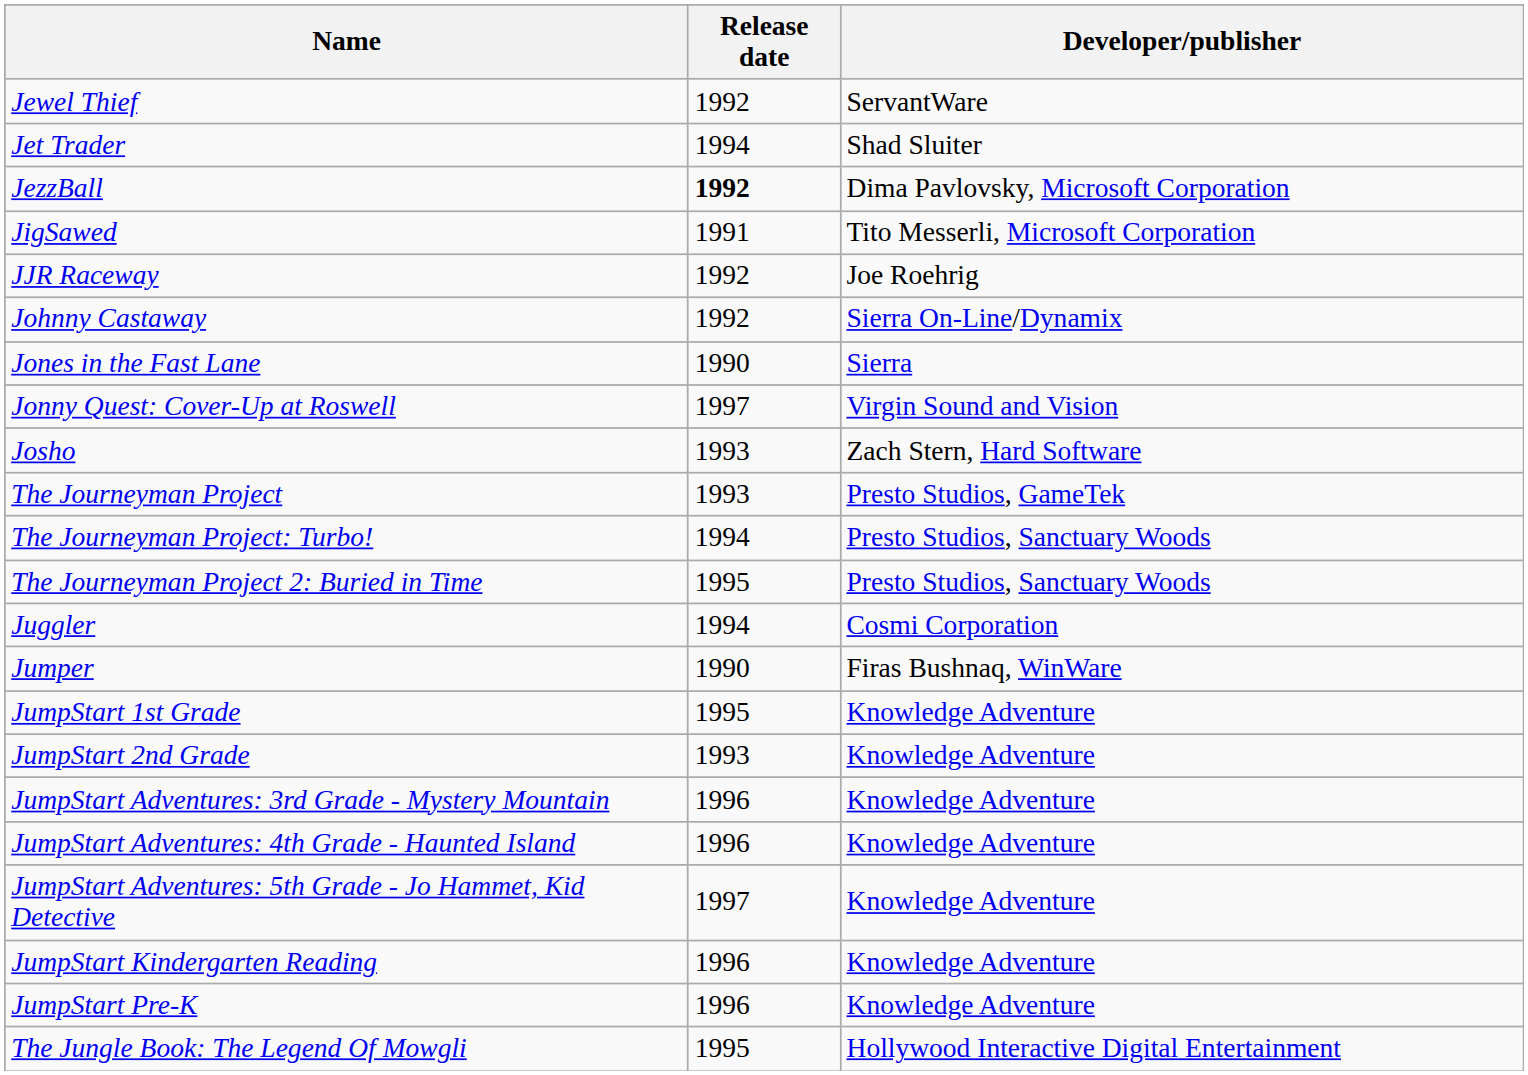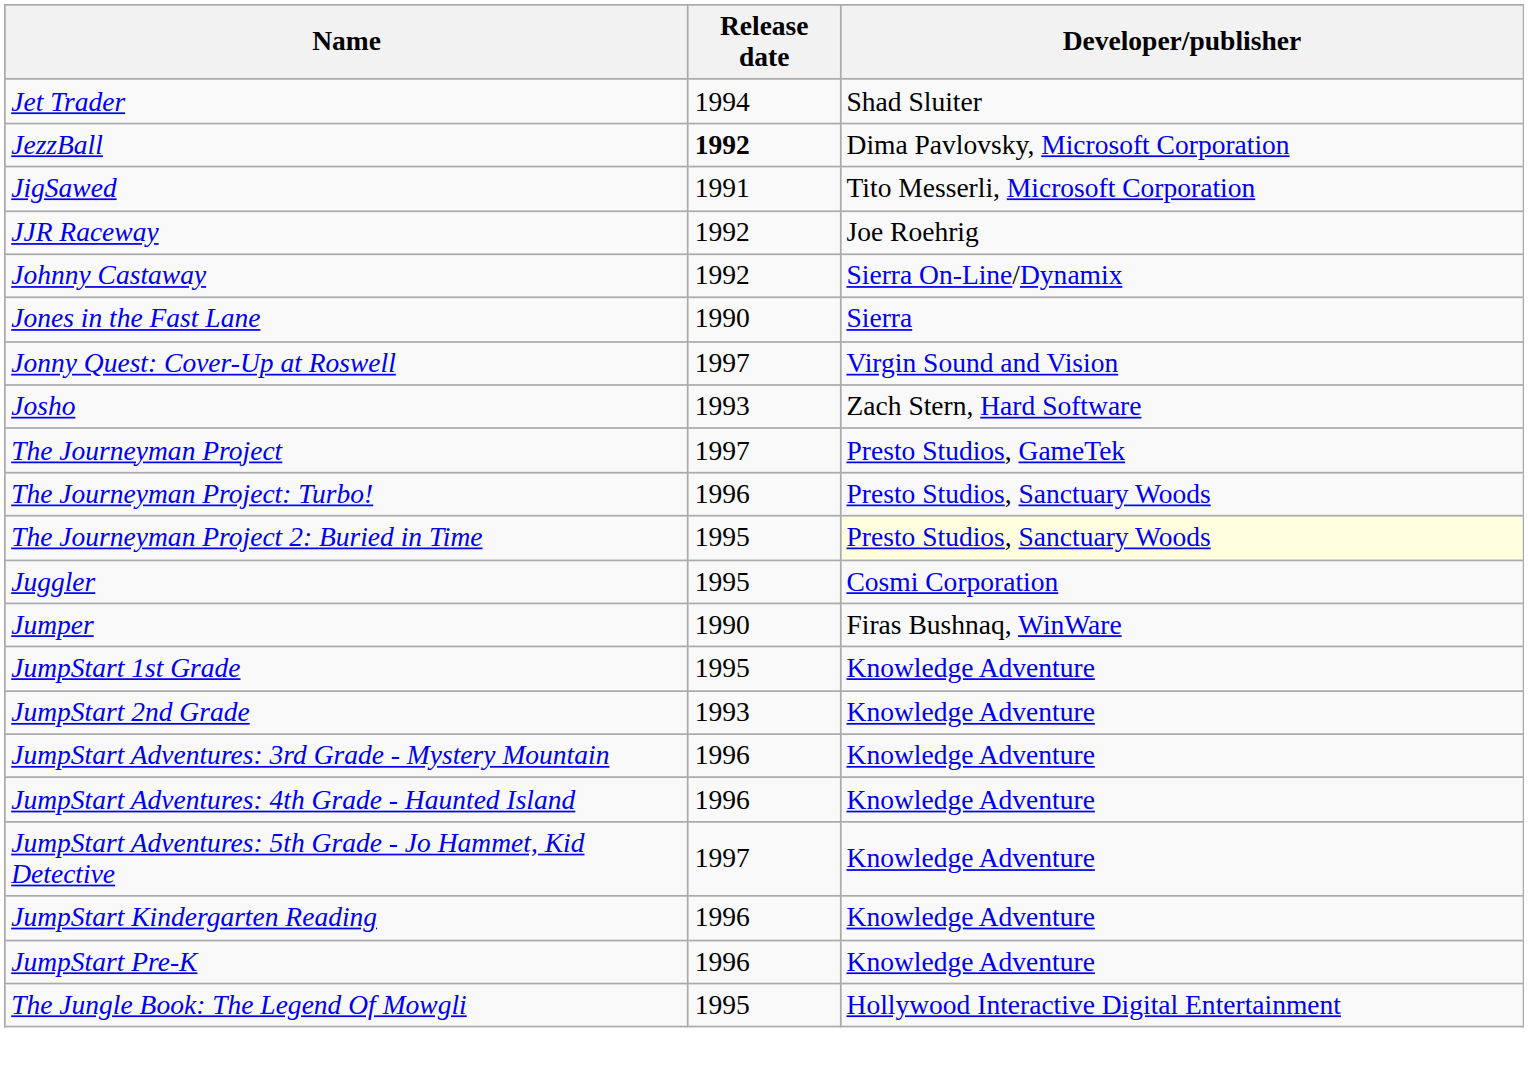- row: (74, 100)
(722, 493) 1993 -> (722, 450) 1997
(722, 537) 1994 -> (722, 493) 1996
(1029, 581) no background -> (1029, 537) lightyellow background
(722, 624) 1994 -> (722, 581) 1995
